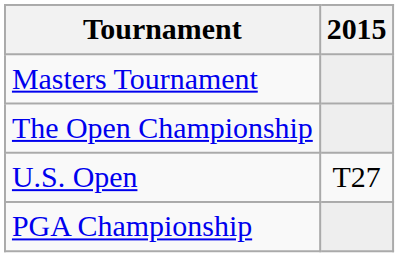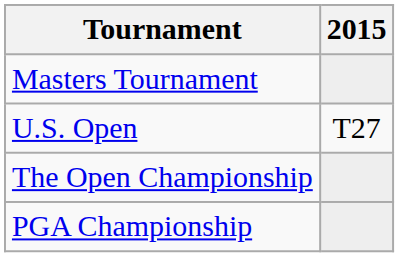rows swapped: (75, 177) <-> (162, 128)
